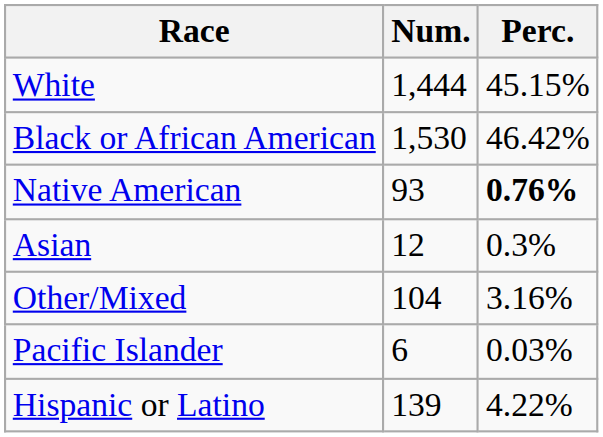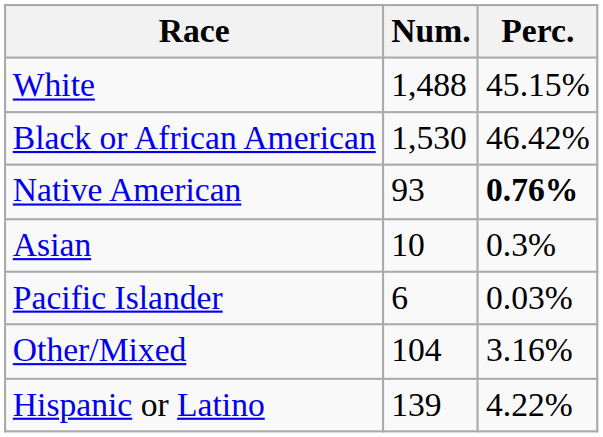(429, 84) 1,444 -> (429, 84) 1,488
(408, 244) 12 -> (408, 244) 10
rows swapped: (118, 350) <-> (100, 297)
